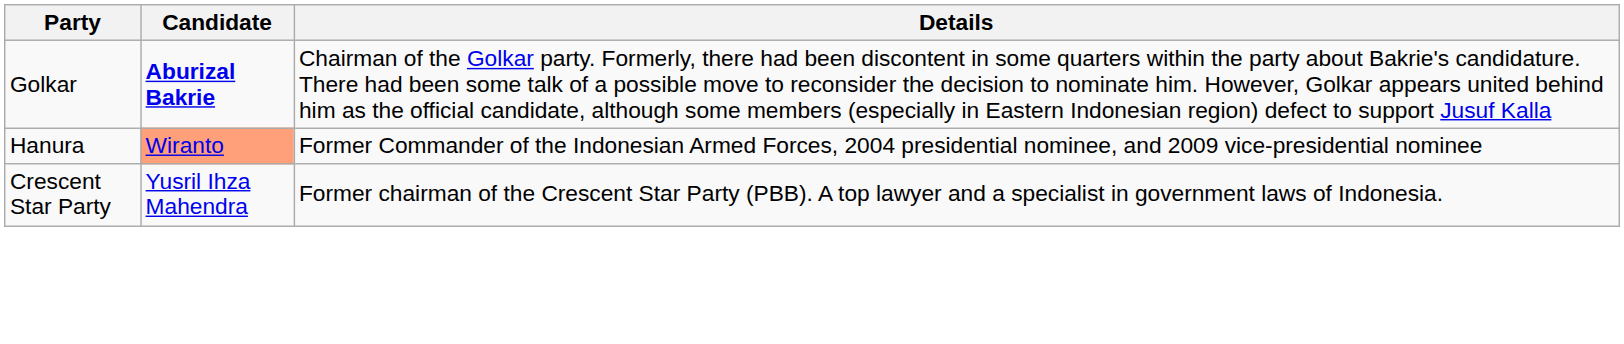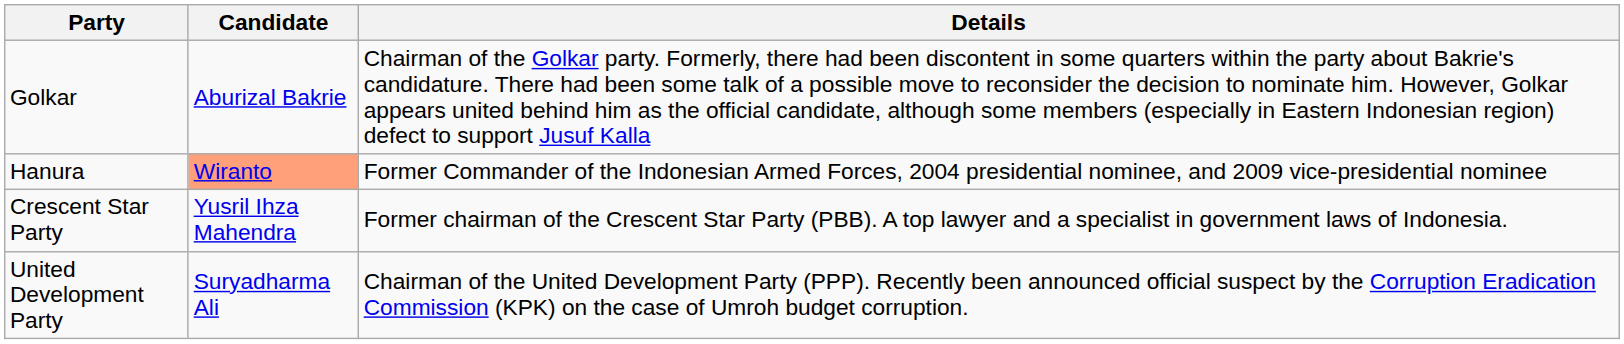(190, 84) bold -> (270, 96) normal
+ row: (77, 294)
